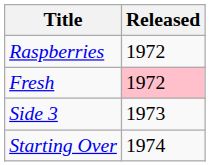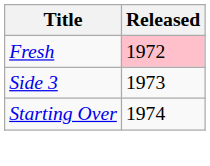- row: (57, 51)
